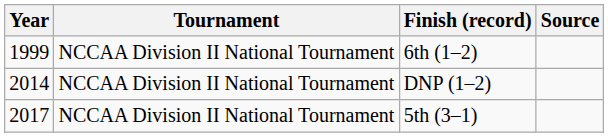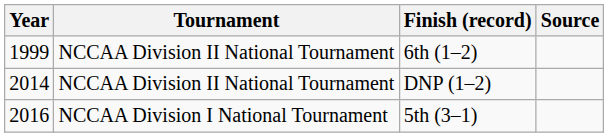(29, 115) 2017 -> (29, 115) 2016
(226, 115) NCCAA Division II National Tournament -> (223, 115) NCCAA Division I National Tournament
